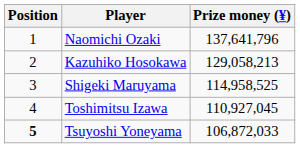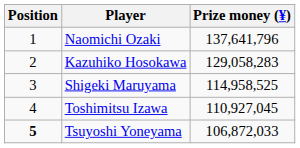(242, 62) 129,058,213 -> (242, 62) 129,058,283
